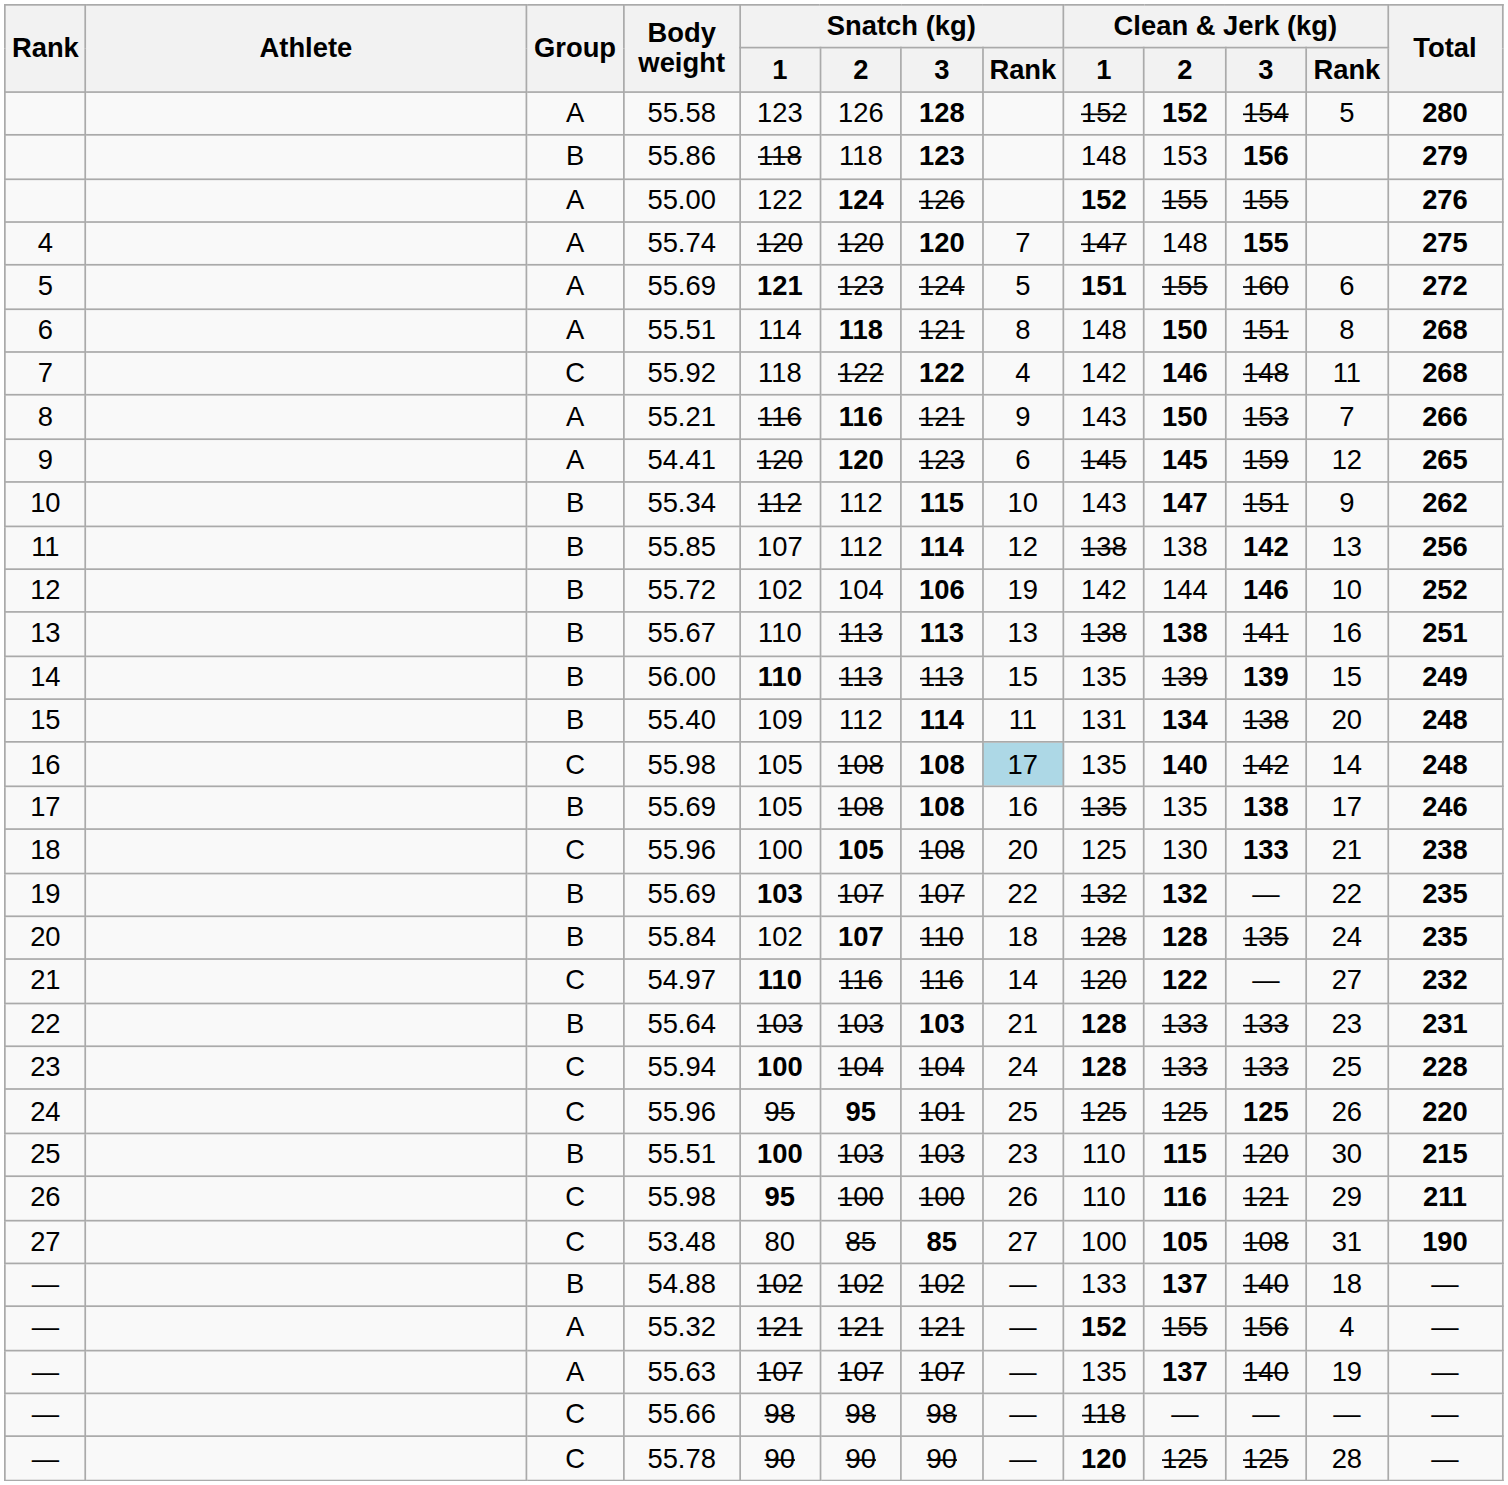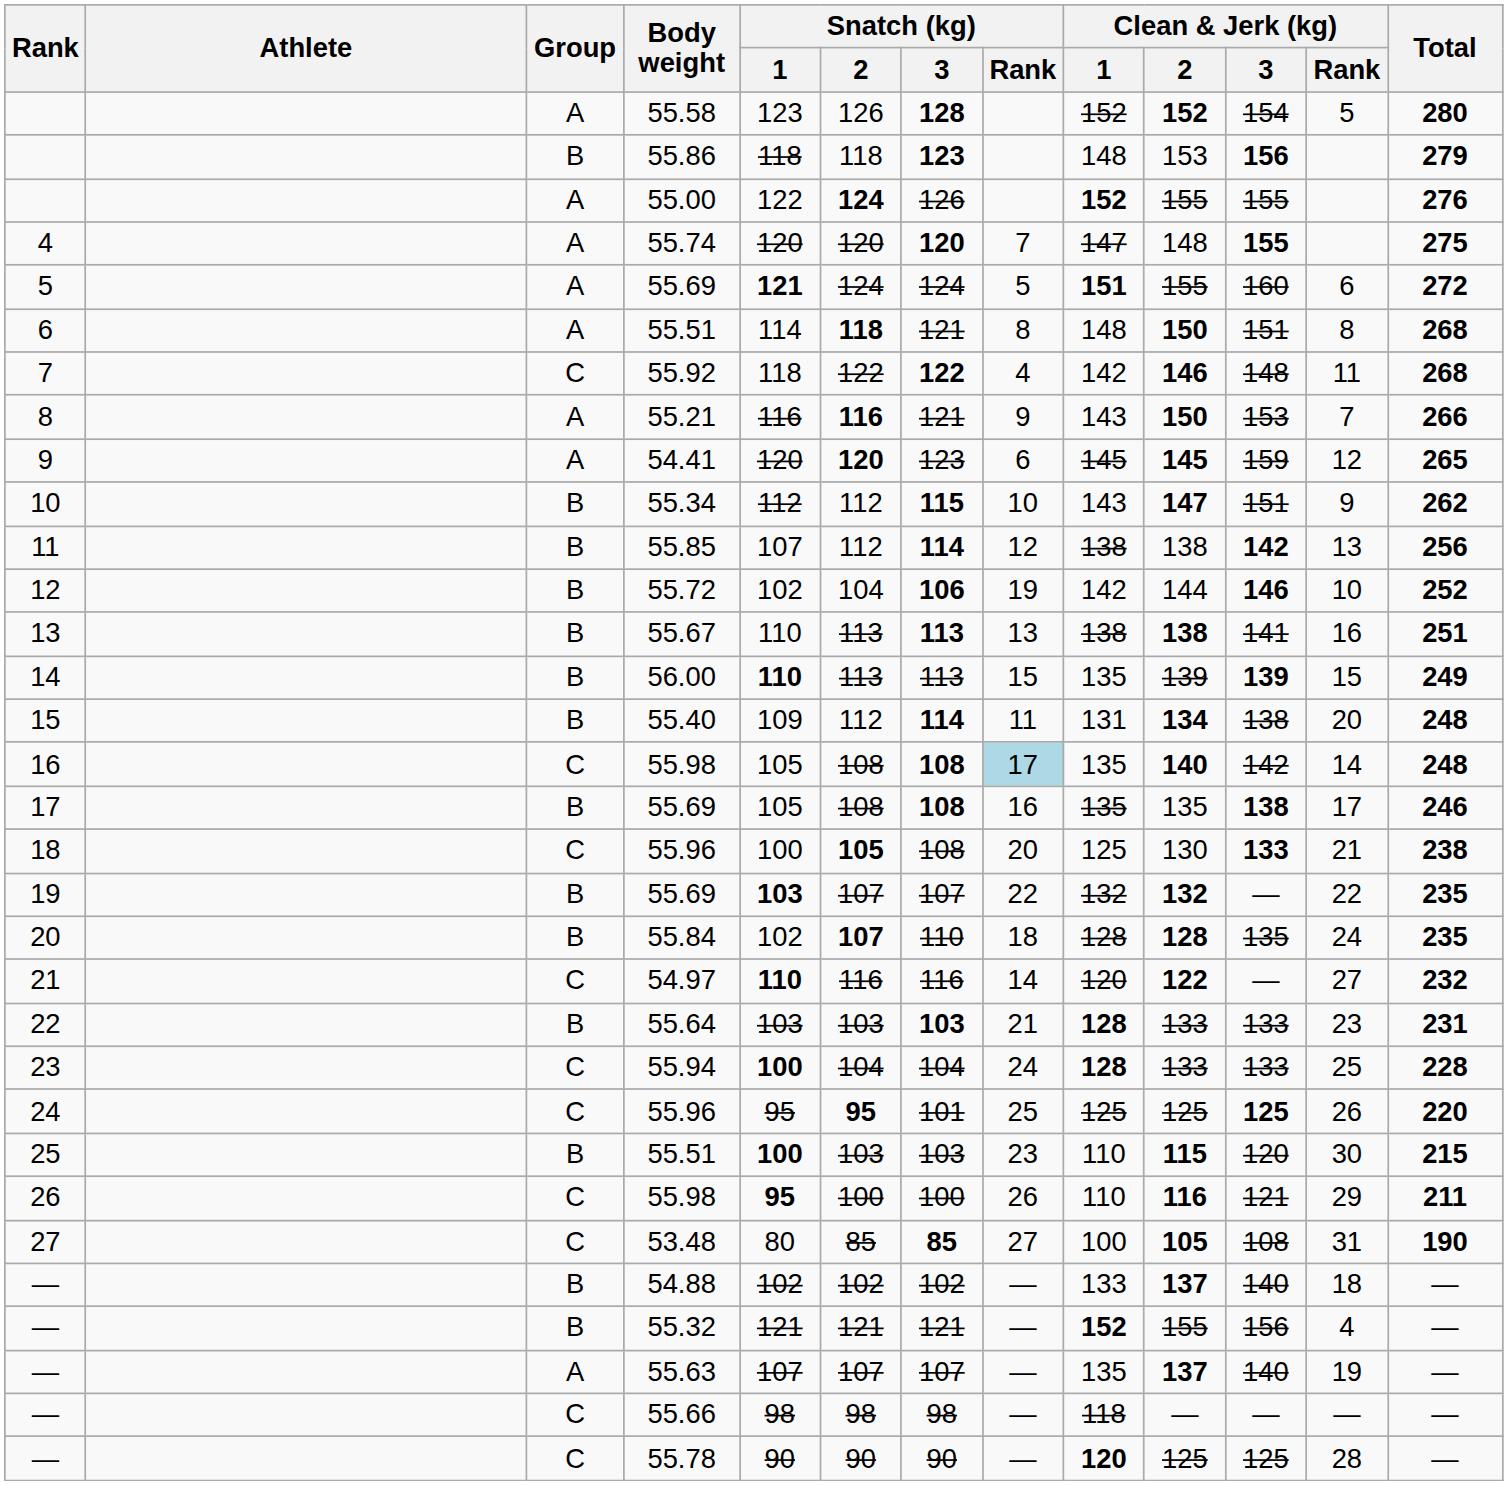(861, 286) 123 -> (861, 286) 124
(575, 1327) A -> (575, 1327) B
